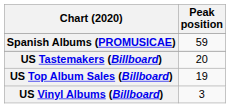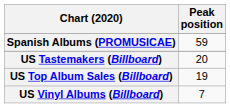(202, 94) 3 -> (202, 94) 7
